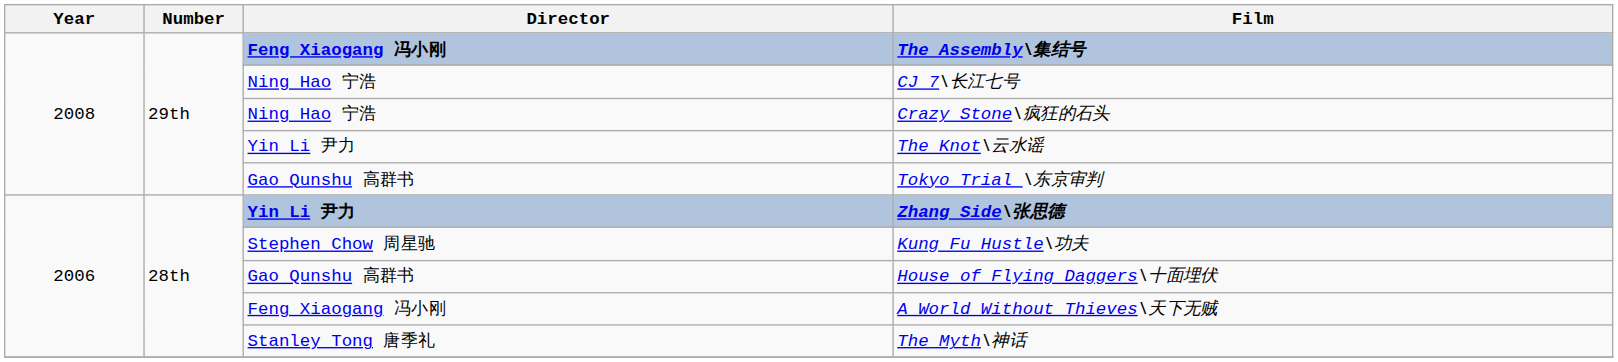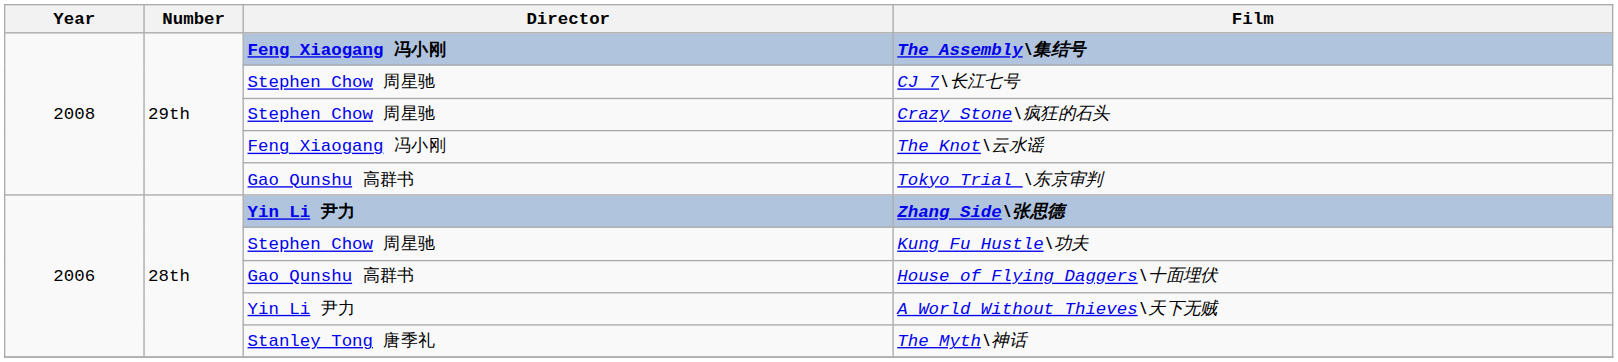(312, 82) Ning Hao 宁浩 -> (342, 82) Stephen Chow 周星驰
(312, 115) Ning Hao 宁浩 -> (342, 115) Stephen Chow 周星驰
(302, 147) Yin Li 尹力 -> (347, 147) Feng Xiaogang 冯小刚
(347, 309) Feng Xiaogang 冯小刚 -> (302, 309) Yin Li 尹力
